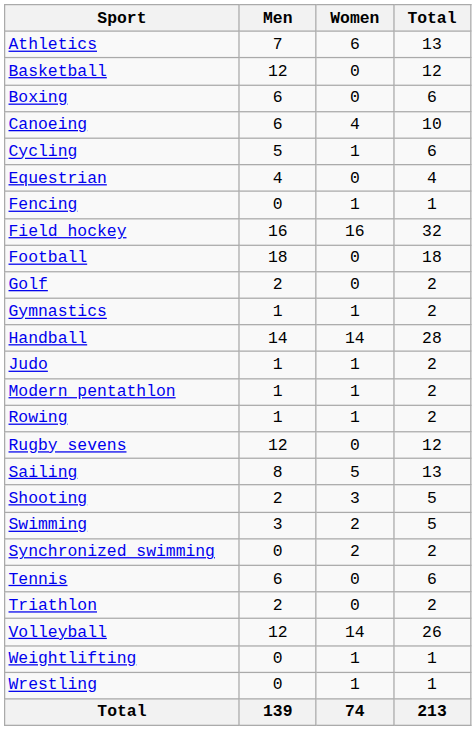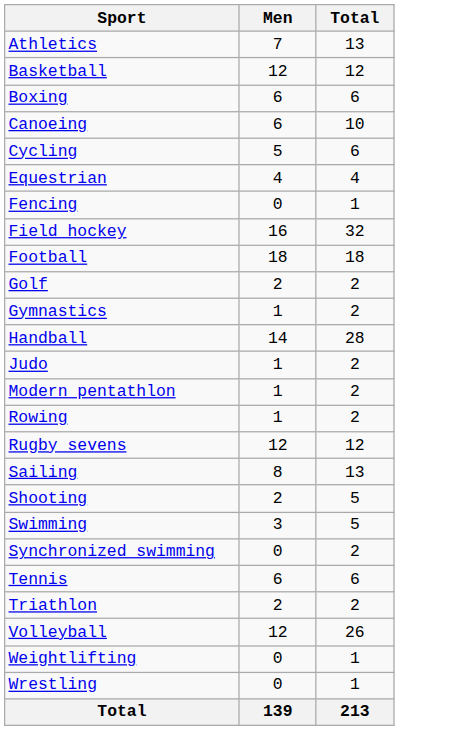- column: (355, 18)
